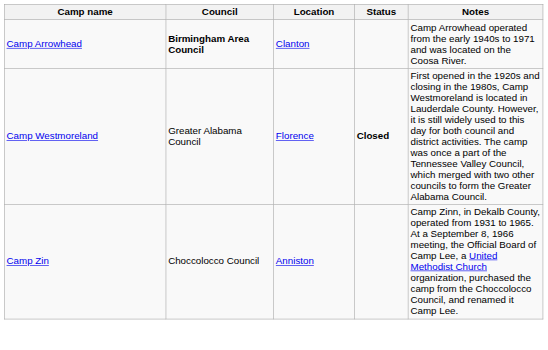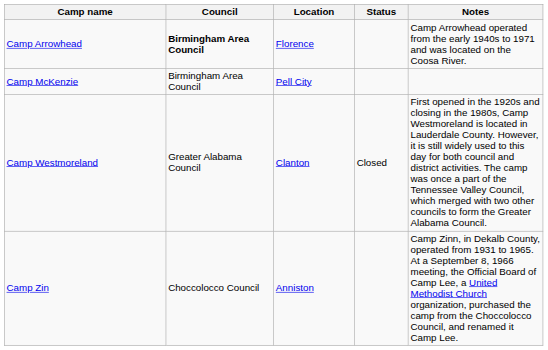(293, 44) Clanton -> (295, 44) Florence
+ row: (42, 81)
(295, 136) Florence -> (293, 162) Clanton
(373, 136) bold -> (372, 162) normal
